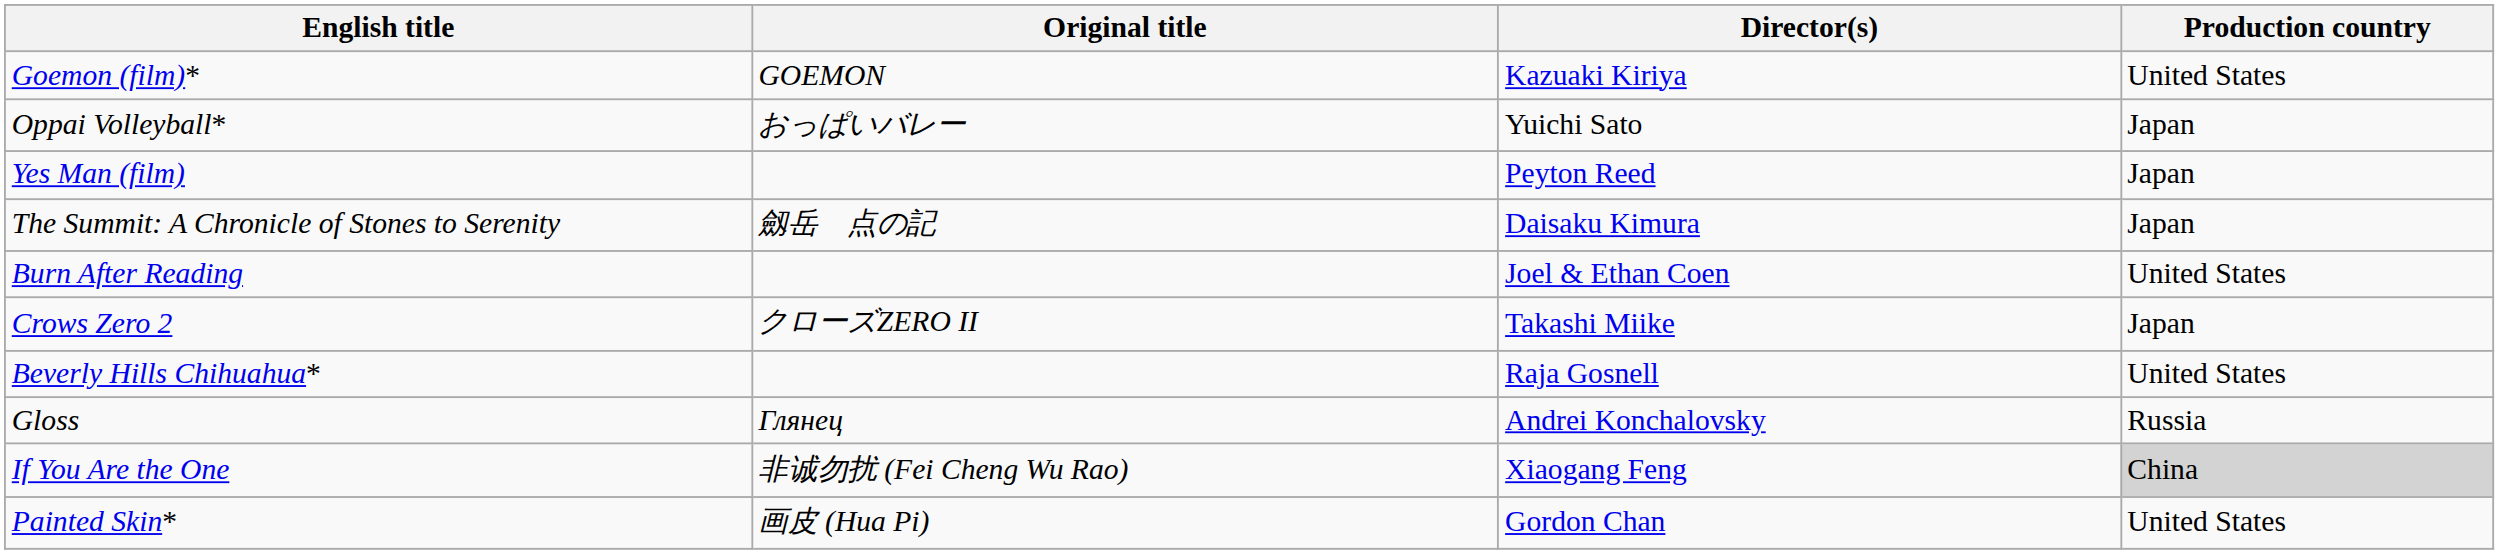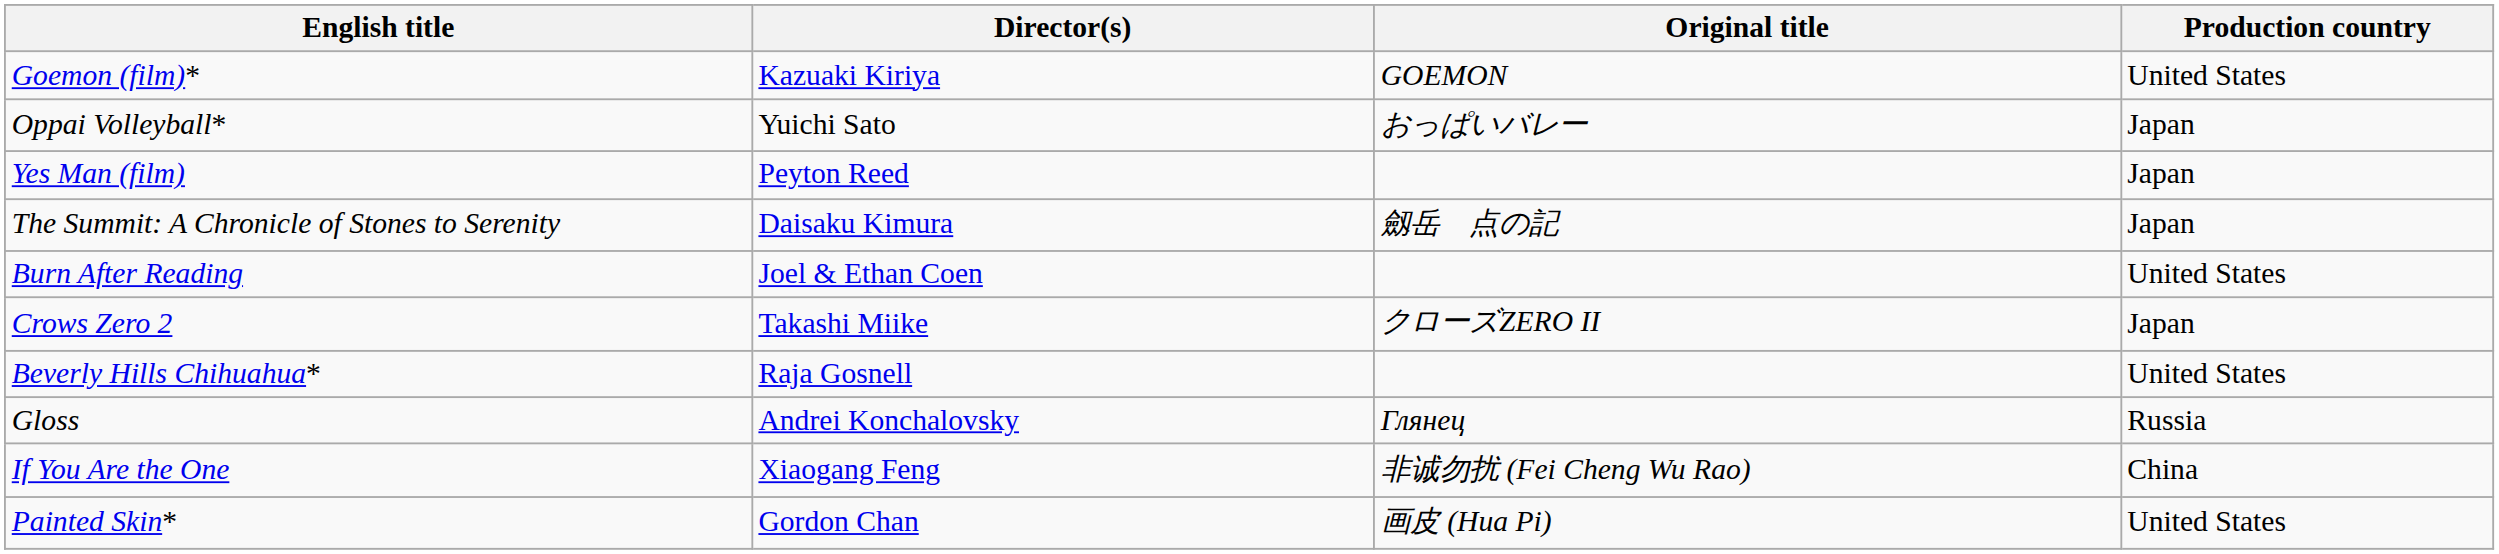columns swapped: (1125, 27) <-> (1809, 27)
(2163, 469) lightgrey background -> (2163, 469) no background
